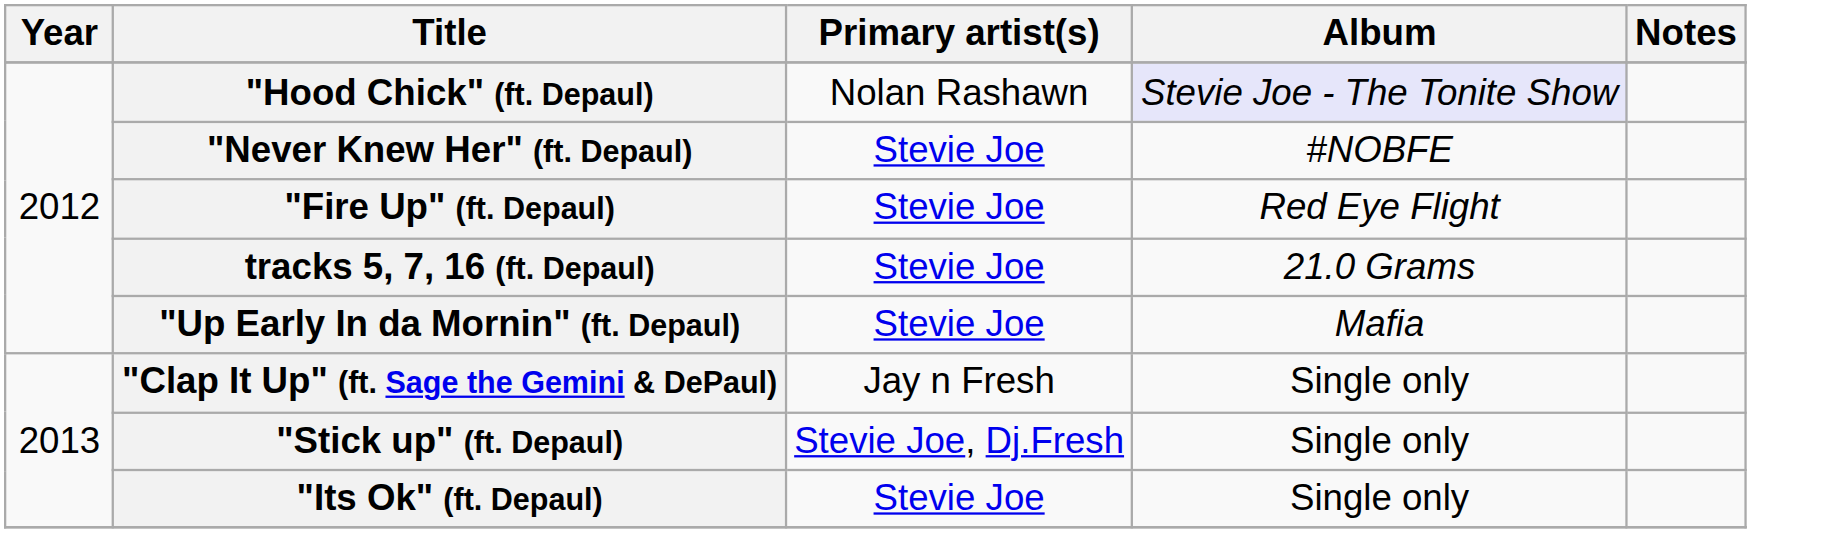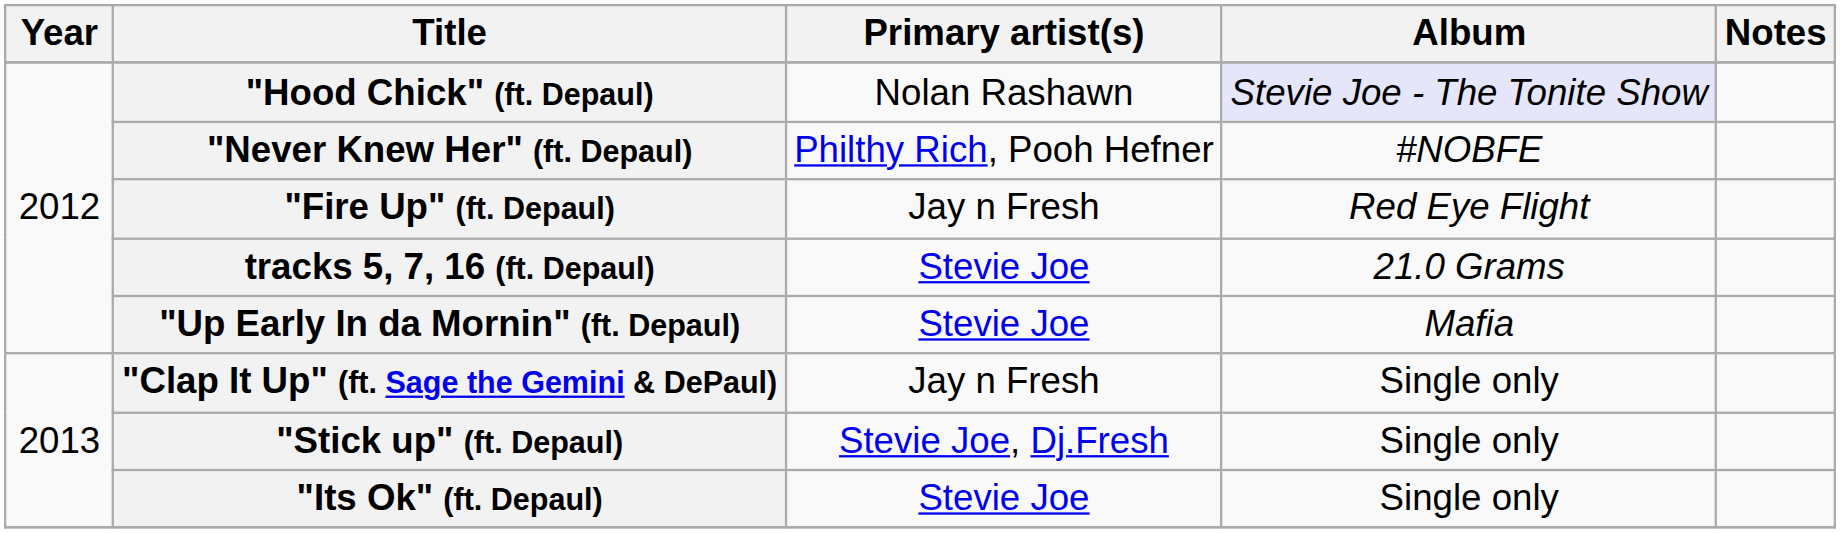(959, 149) Stevie Joe -> (1004, 149) Philthy Rich, Pooh Hefner
(959, 207) Stevie Joe -> (1004, 207) Jay n Fresh
